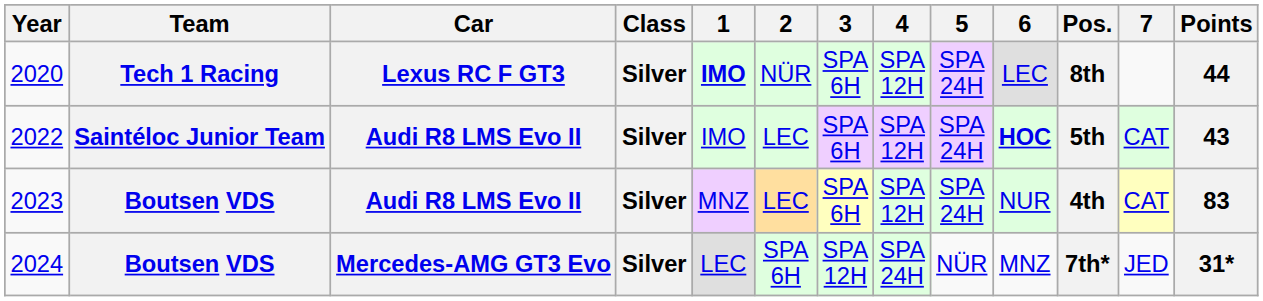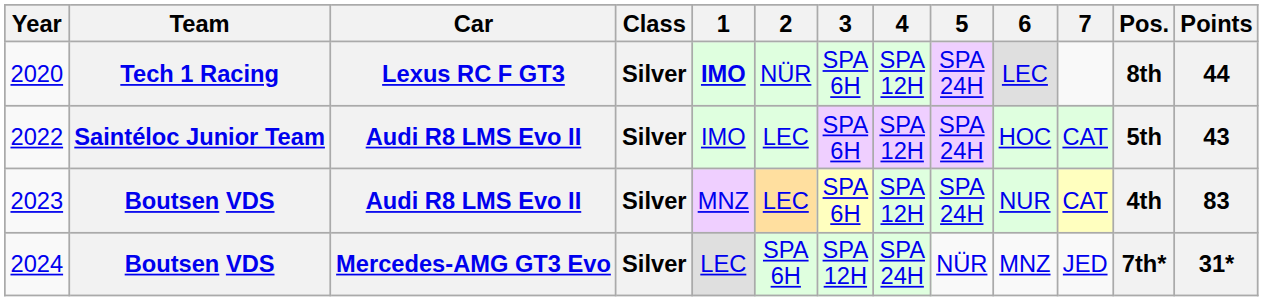columns swapped: (1146, 23) <-> (1087, 23)
(1025, 137) bold -> (1025, 137) normal
